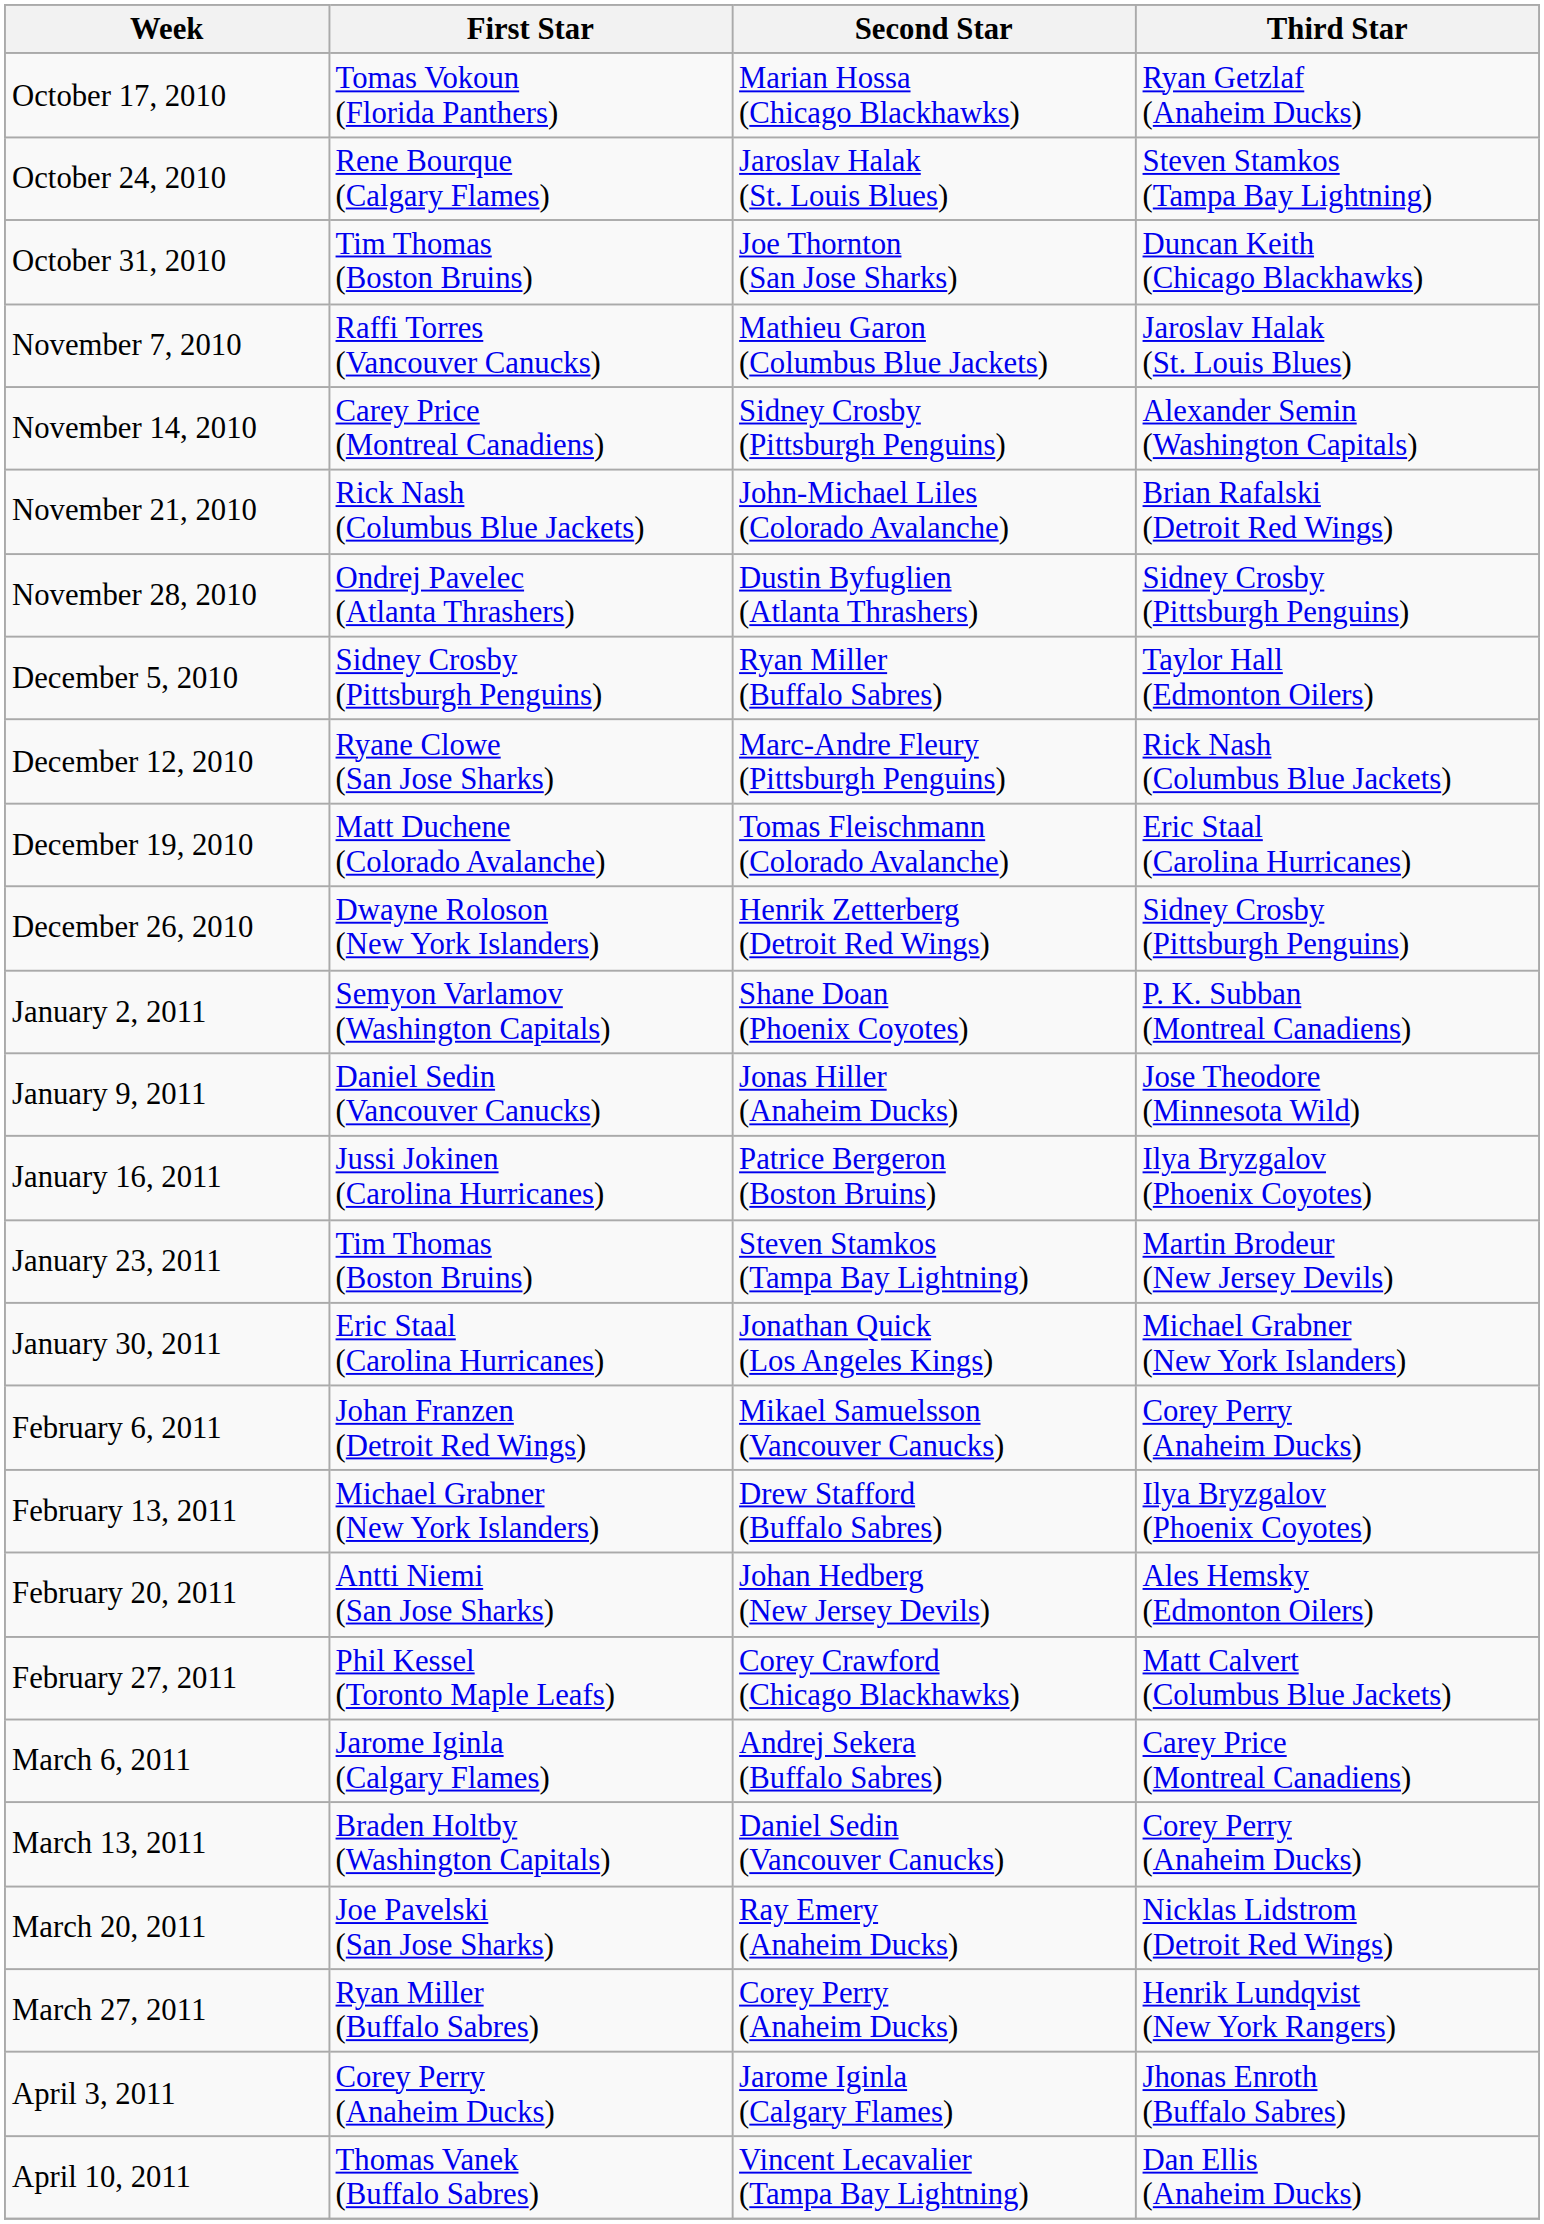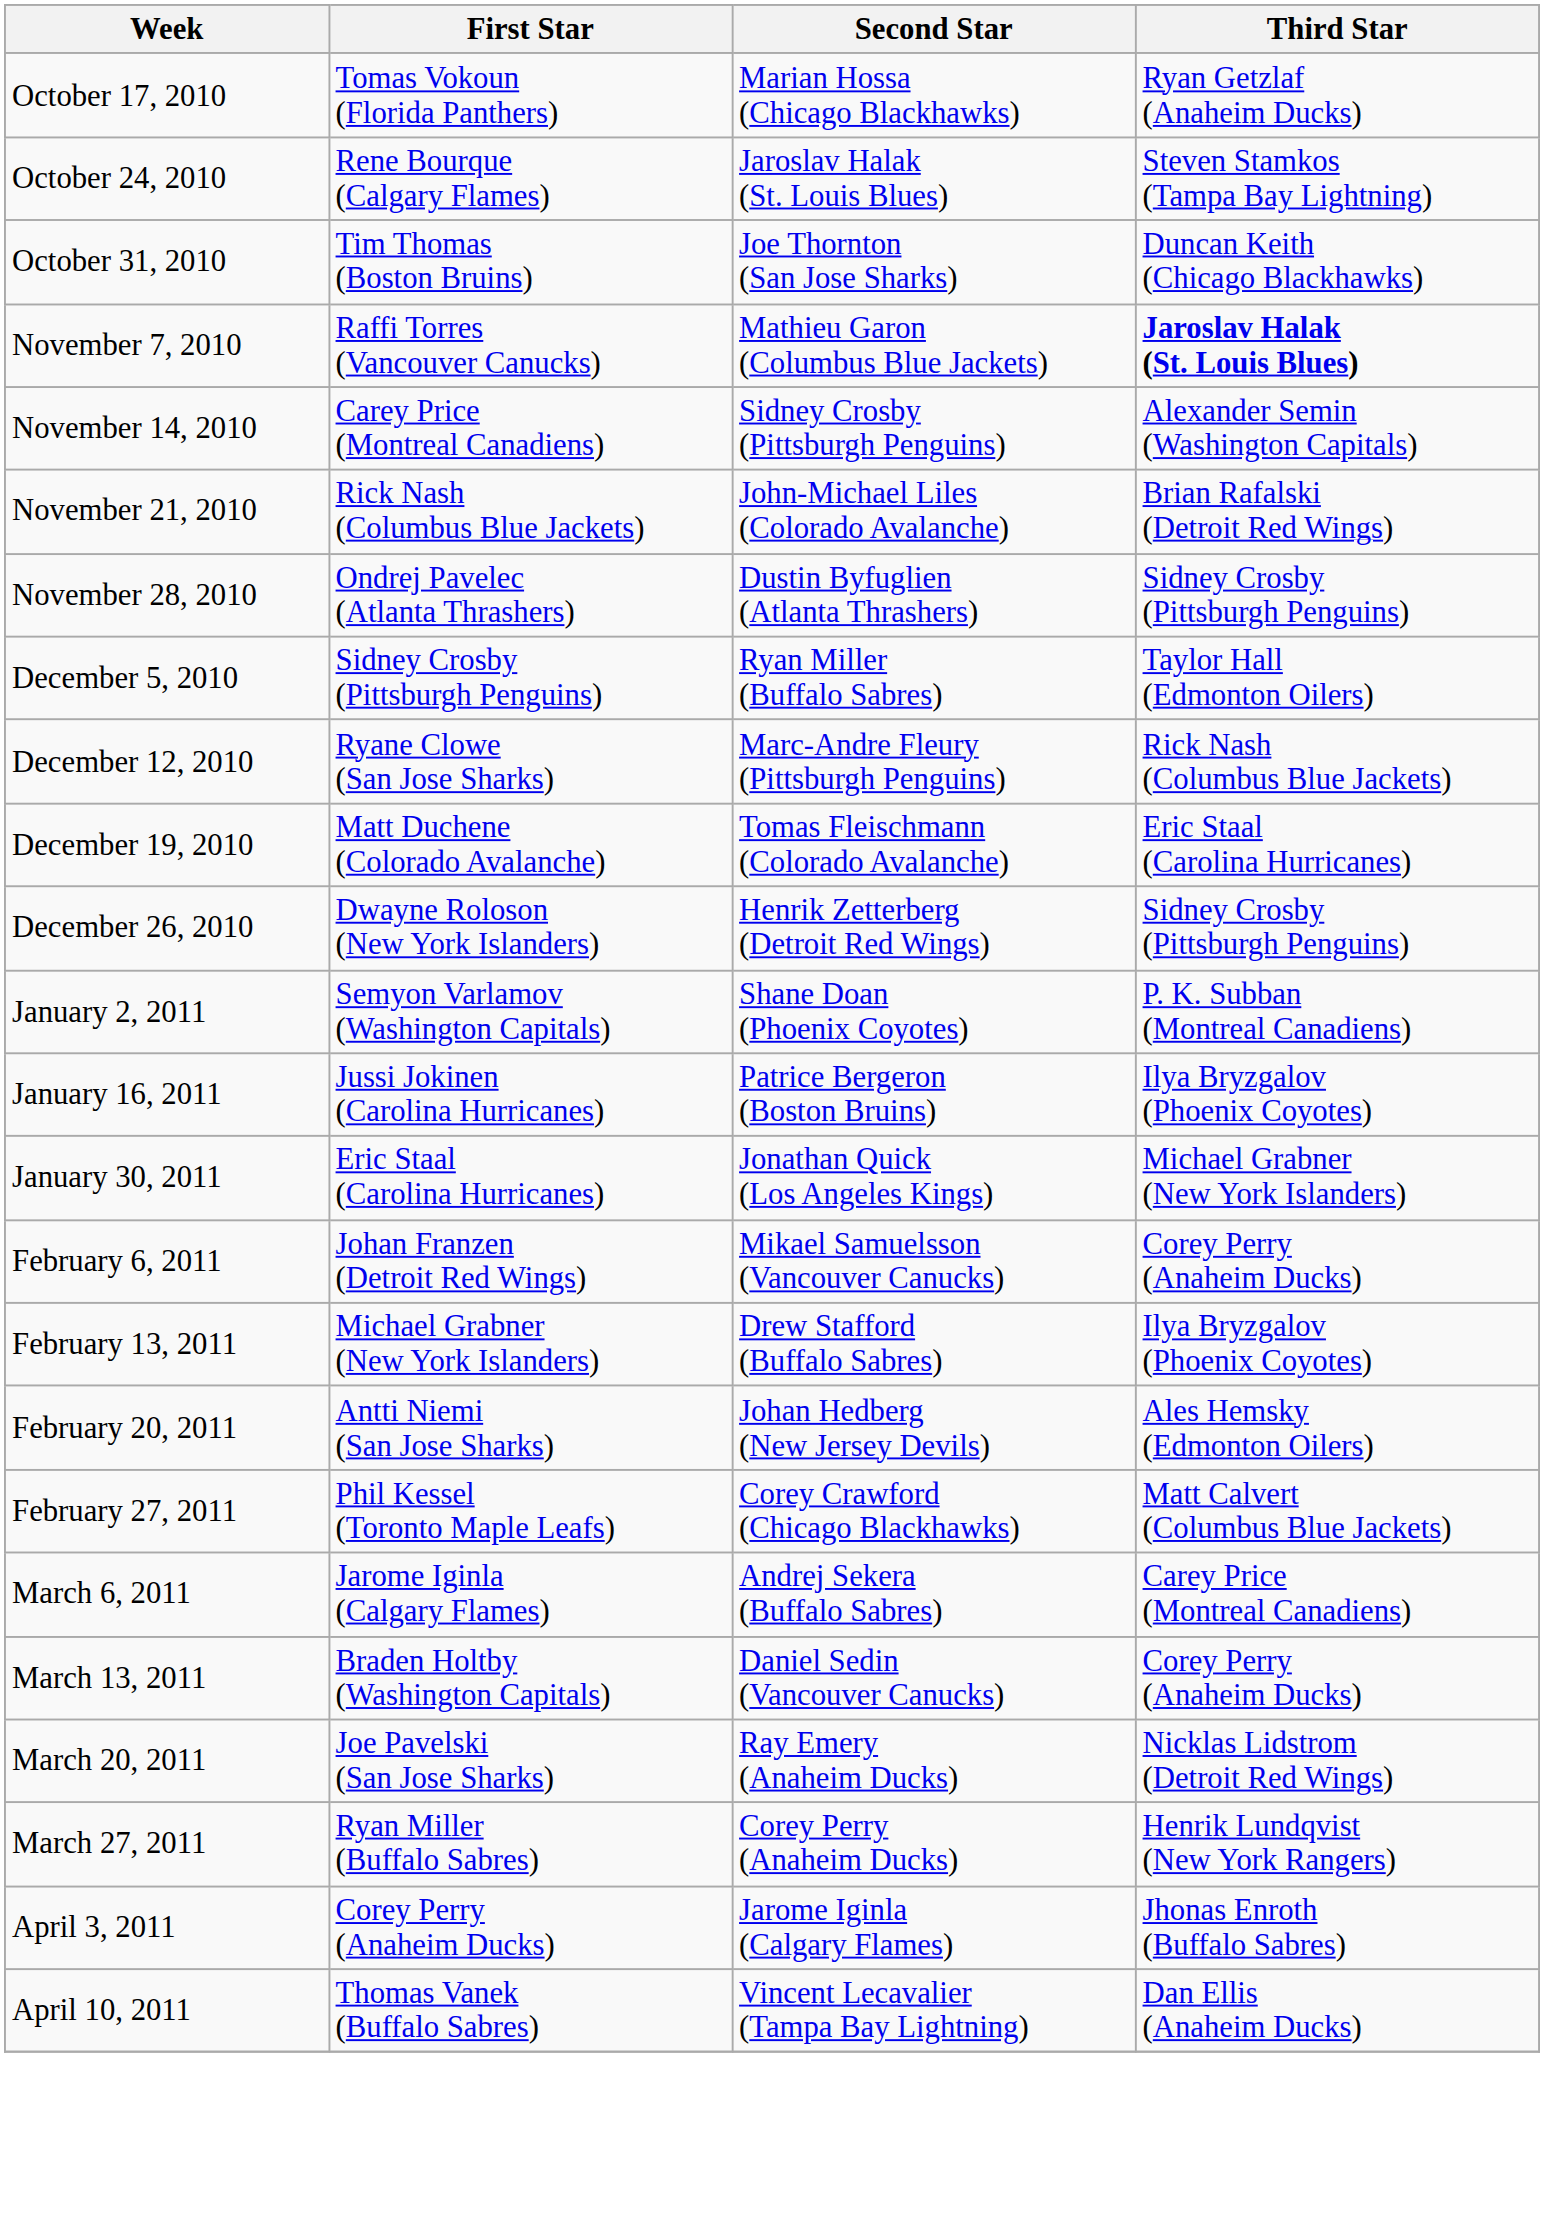(1247, 344) normal -> (1251, 344) bold
- row: (109, 1094)
- row: (117, 1260)
